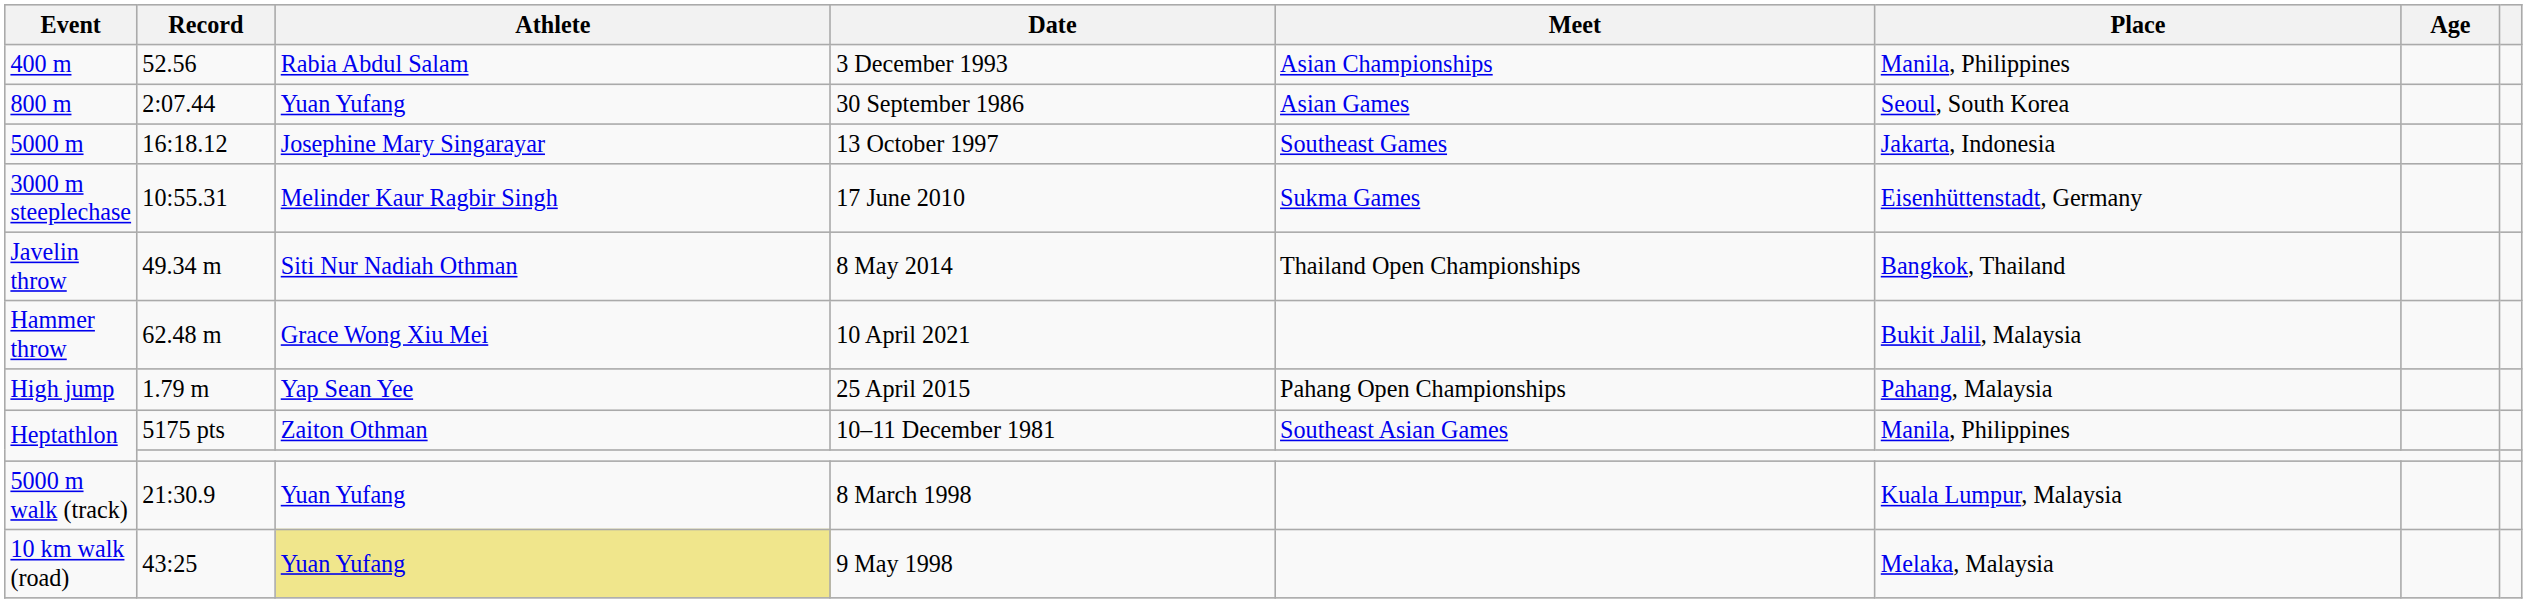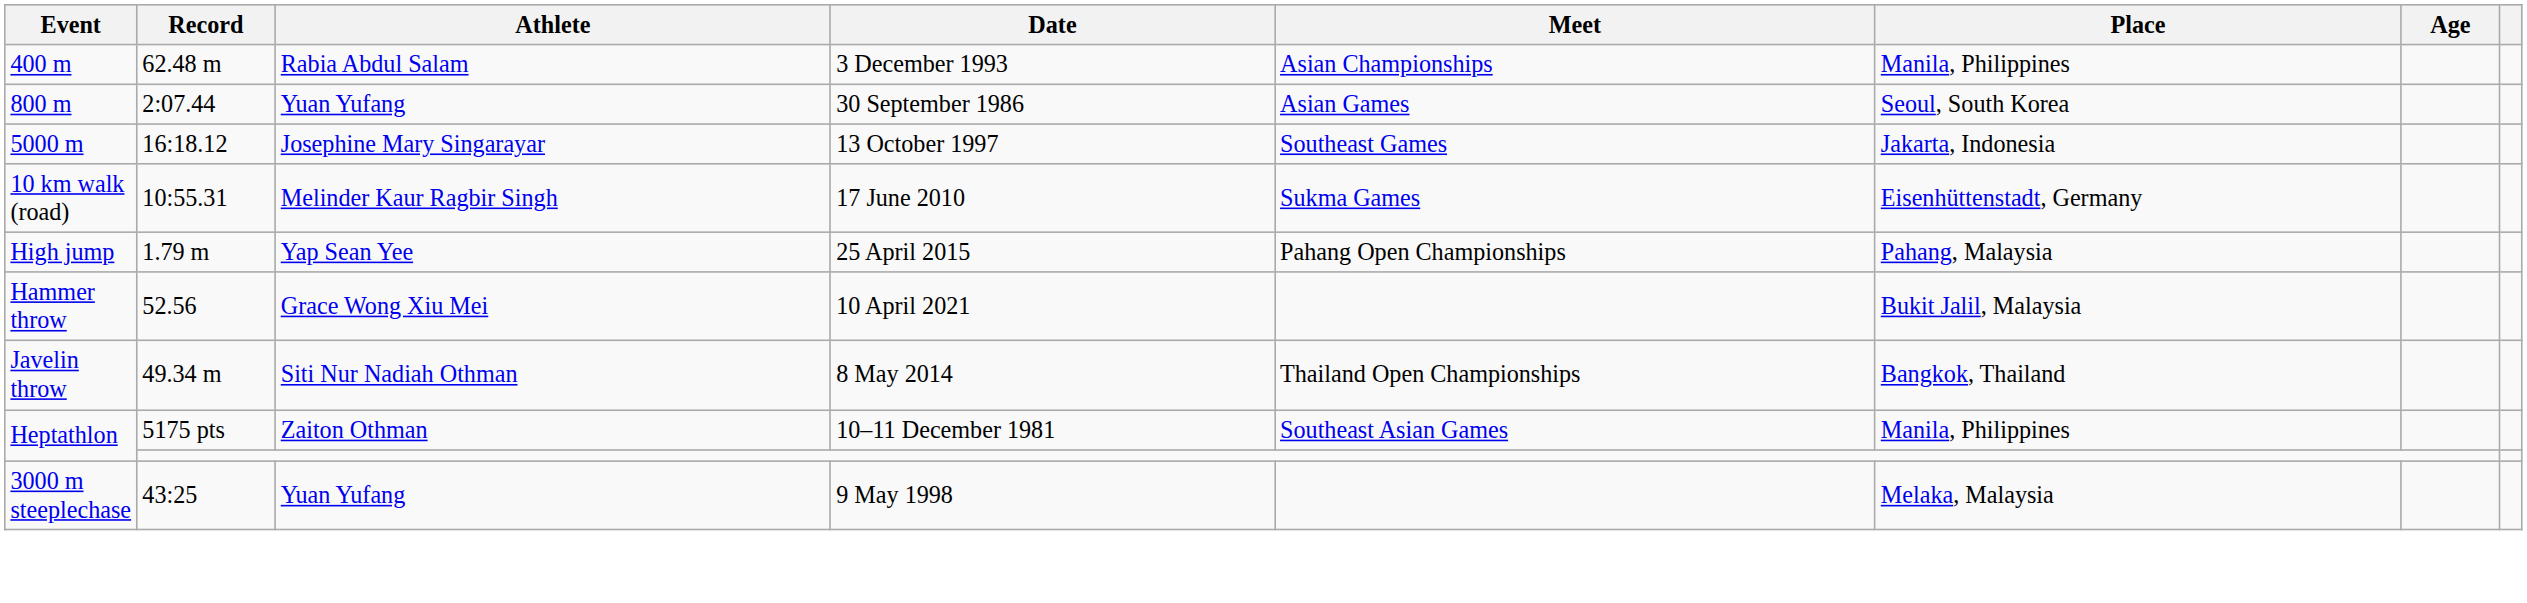(169, 64) 52.56 -> (182, 64) 62.48 m
(71, 198) 3000 m steeplechase -> (67, 198) 10 km walk (road)
rows swapped: (903, 389) <-> (895, 266)
(182, 335) 62.48 m -> (169, 306) 52.56
- row: (904, 494)
(67, 563) 10 km walk (road) -> (71, 494) 3000 m steeplechase
(343, 563) khaki background -> (343, 494) no background
